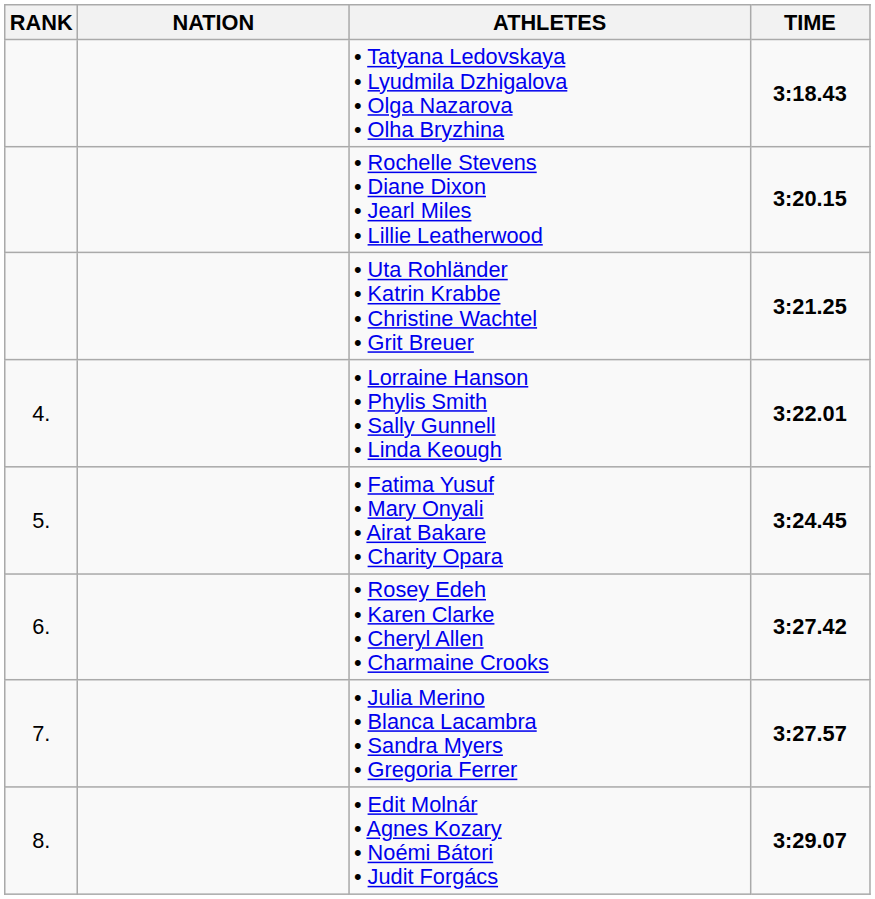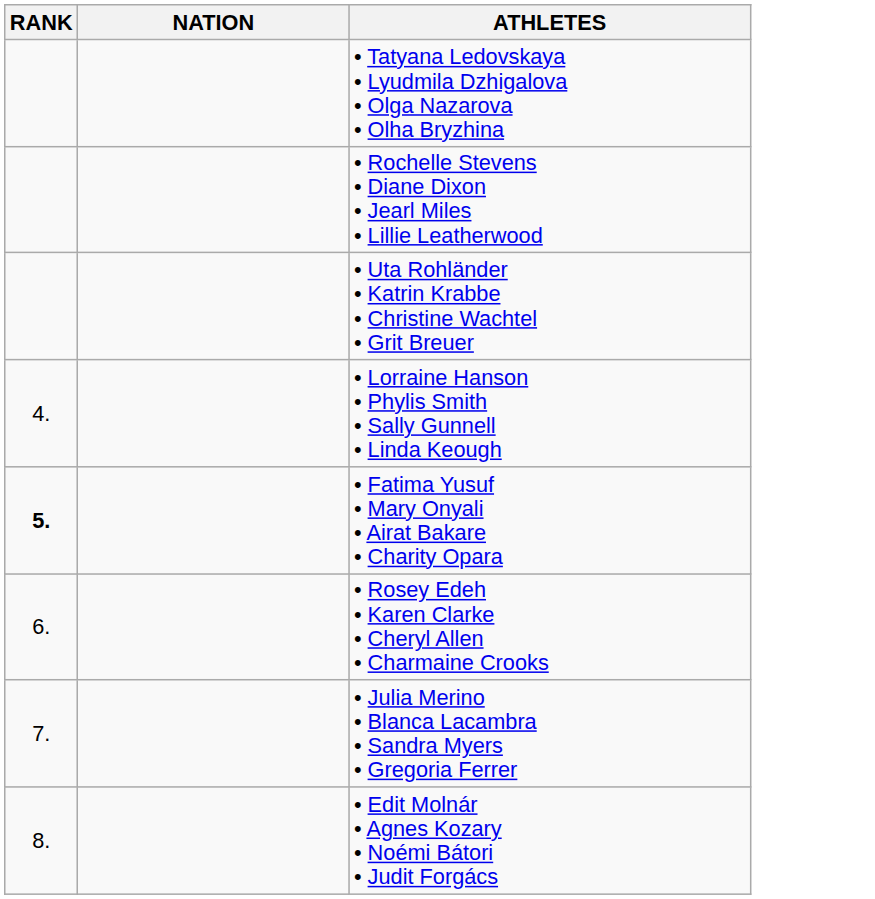- column: (810, 22)
(41, 520) normal -> (41, 520) bold
